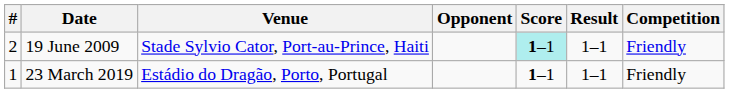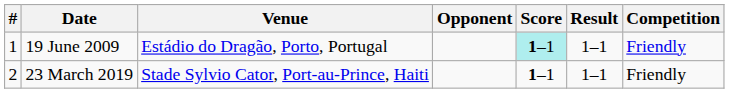(13, 46) 2 -> (13, 46) 1
(285, 46) Stade Sylvio Cator, Port-au-Prince, Haiti -> (264, 46) Estádio do Dragão, Porto, Portugal
(13, 74) 1 -> (13, 74) 2
(264, 74) Estádio do Dragão, Porto, Portugal -> (285, 74) Stade Sylvio Cator, Port-au-Prince, Haiti
